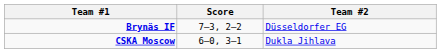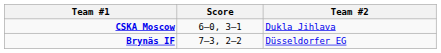rows swapped: (151, 26) <-> (145, 41)
